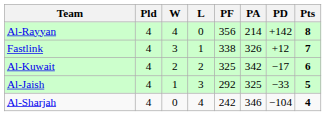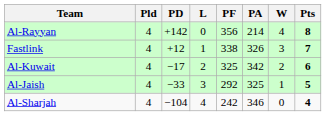columns swapped: (175, 13) <-> (280, 13)
